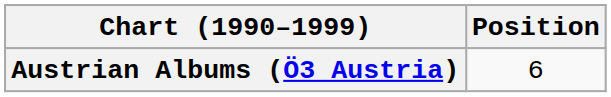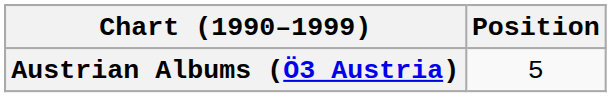(536, 70) 6 -> (536, 70) 5
